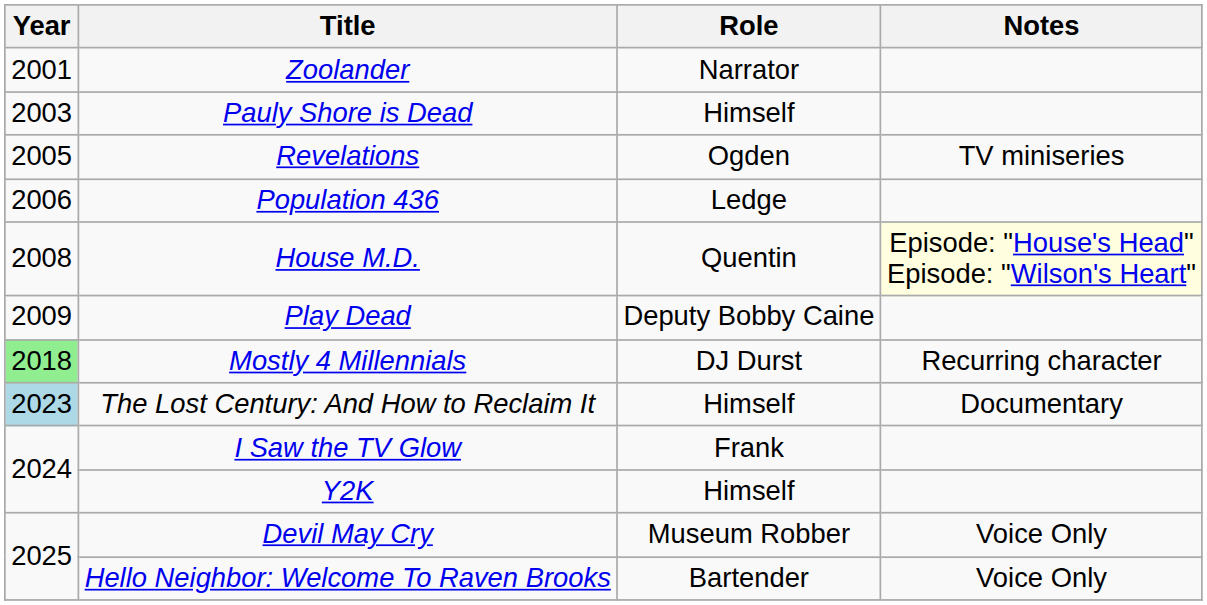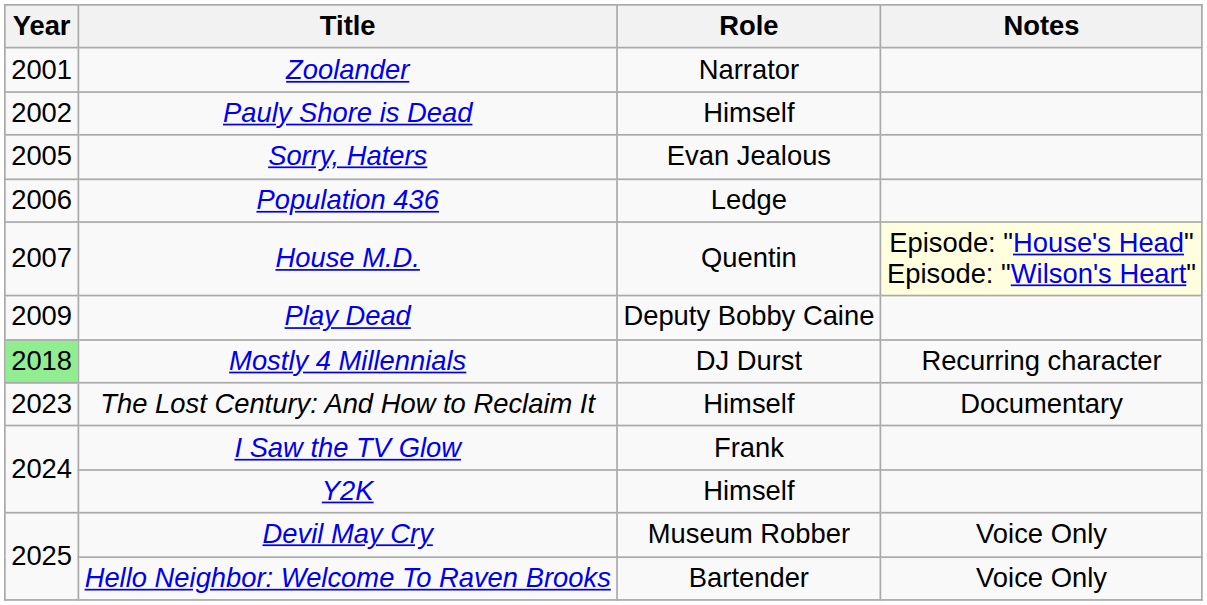(42, 112) 2003 -> (42, 112) 2002
- row: (348, 156)
+ row: (348, 156)
(42, 258) 2008 -> (42, 258) 2007
(42, 404) lightblue background -> (42, 404) no background
